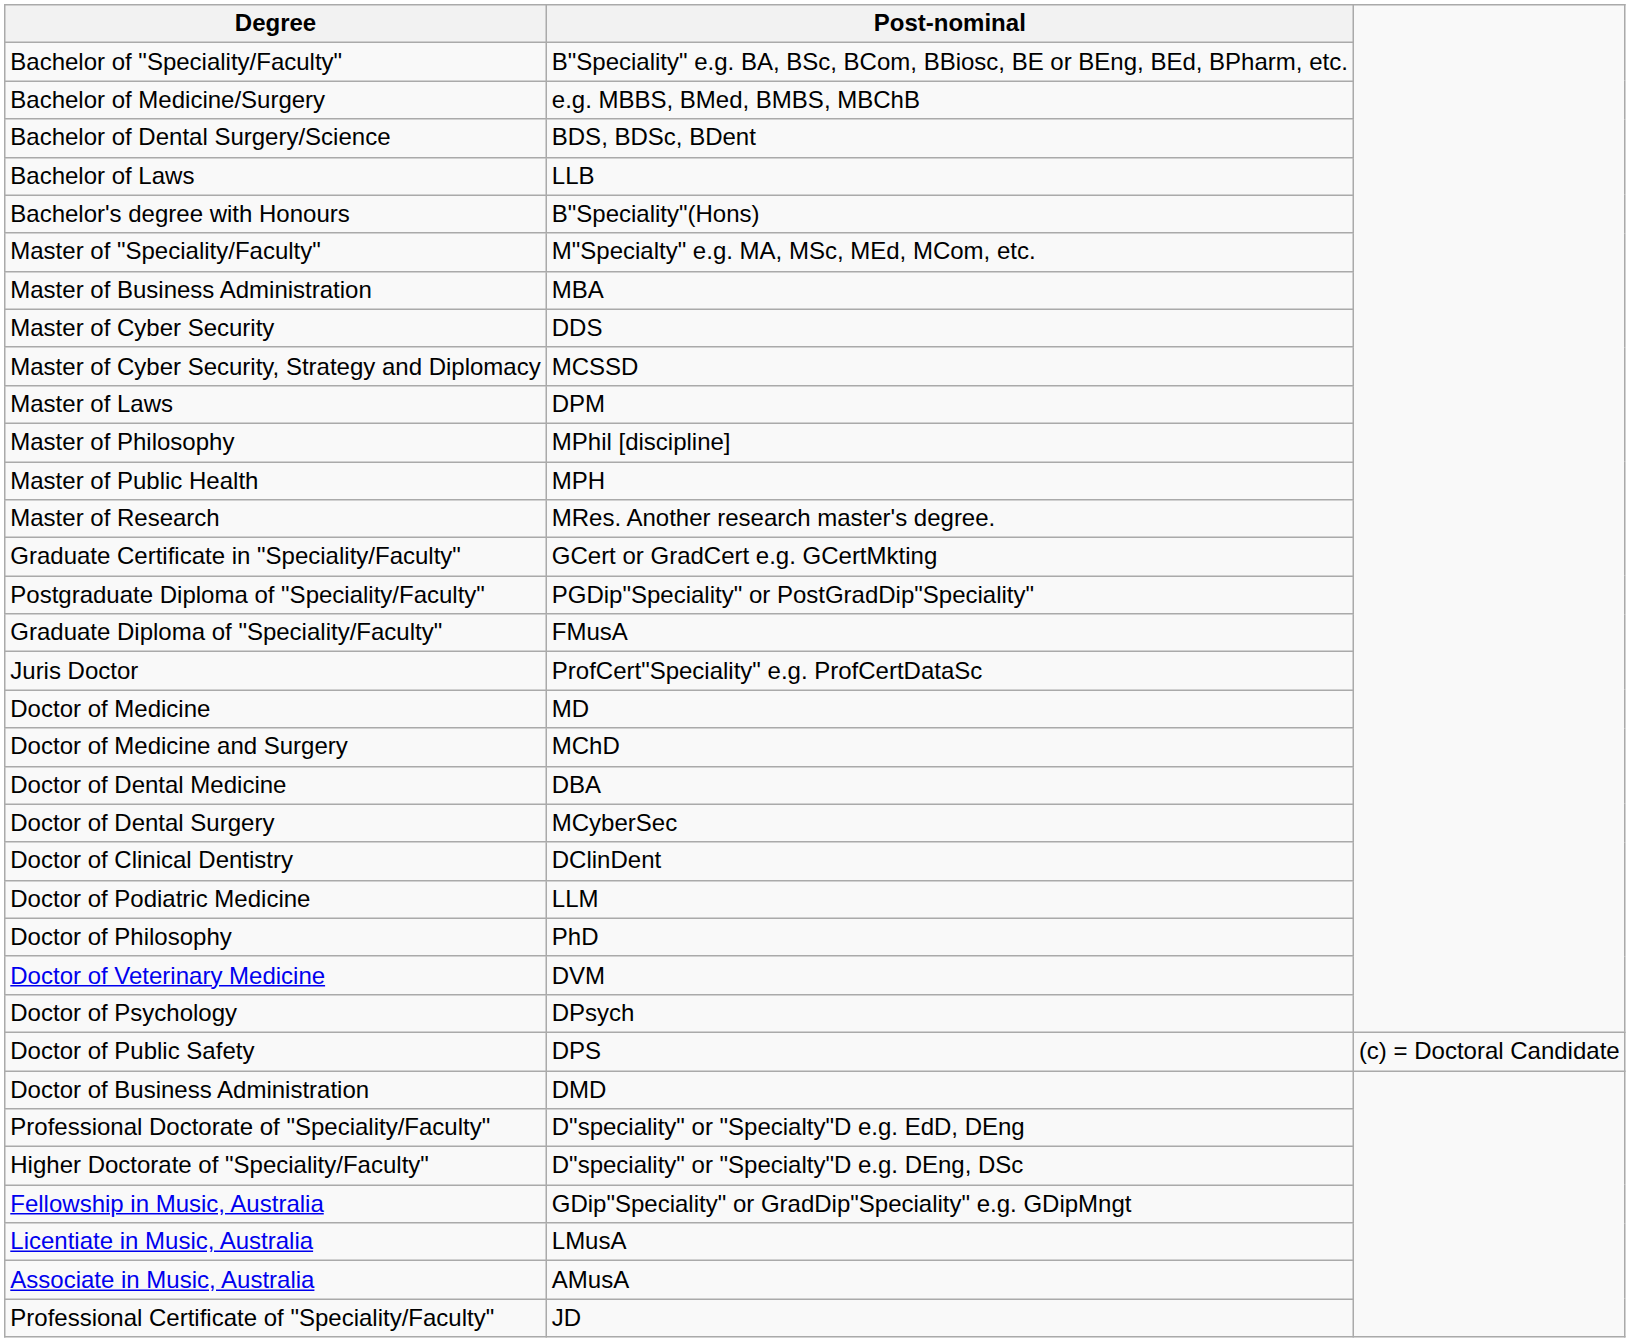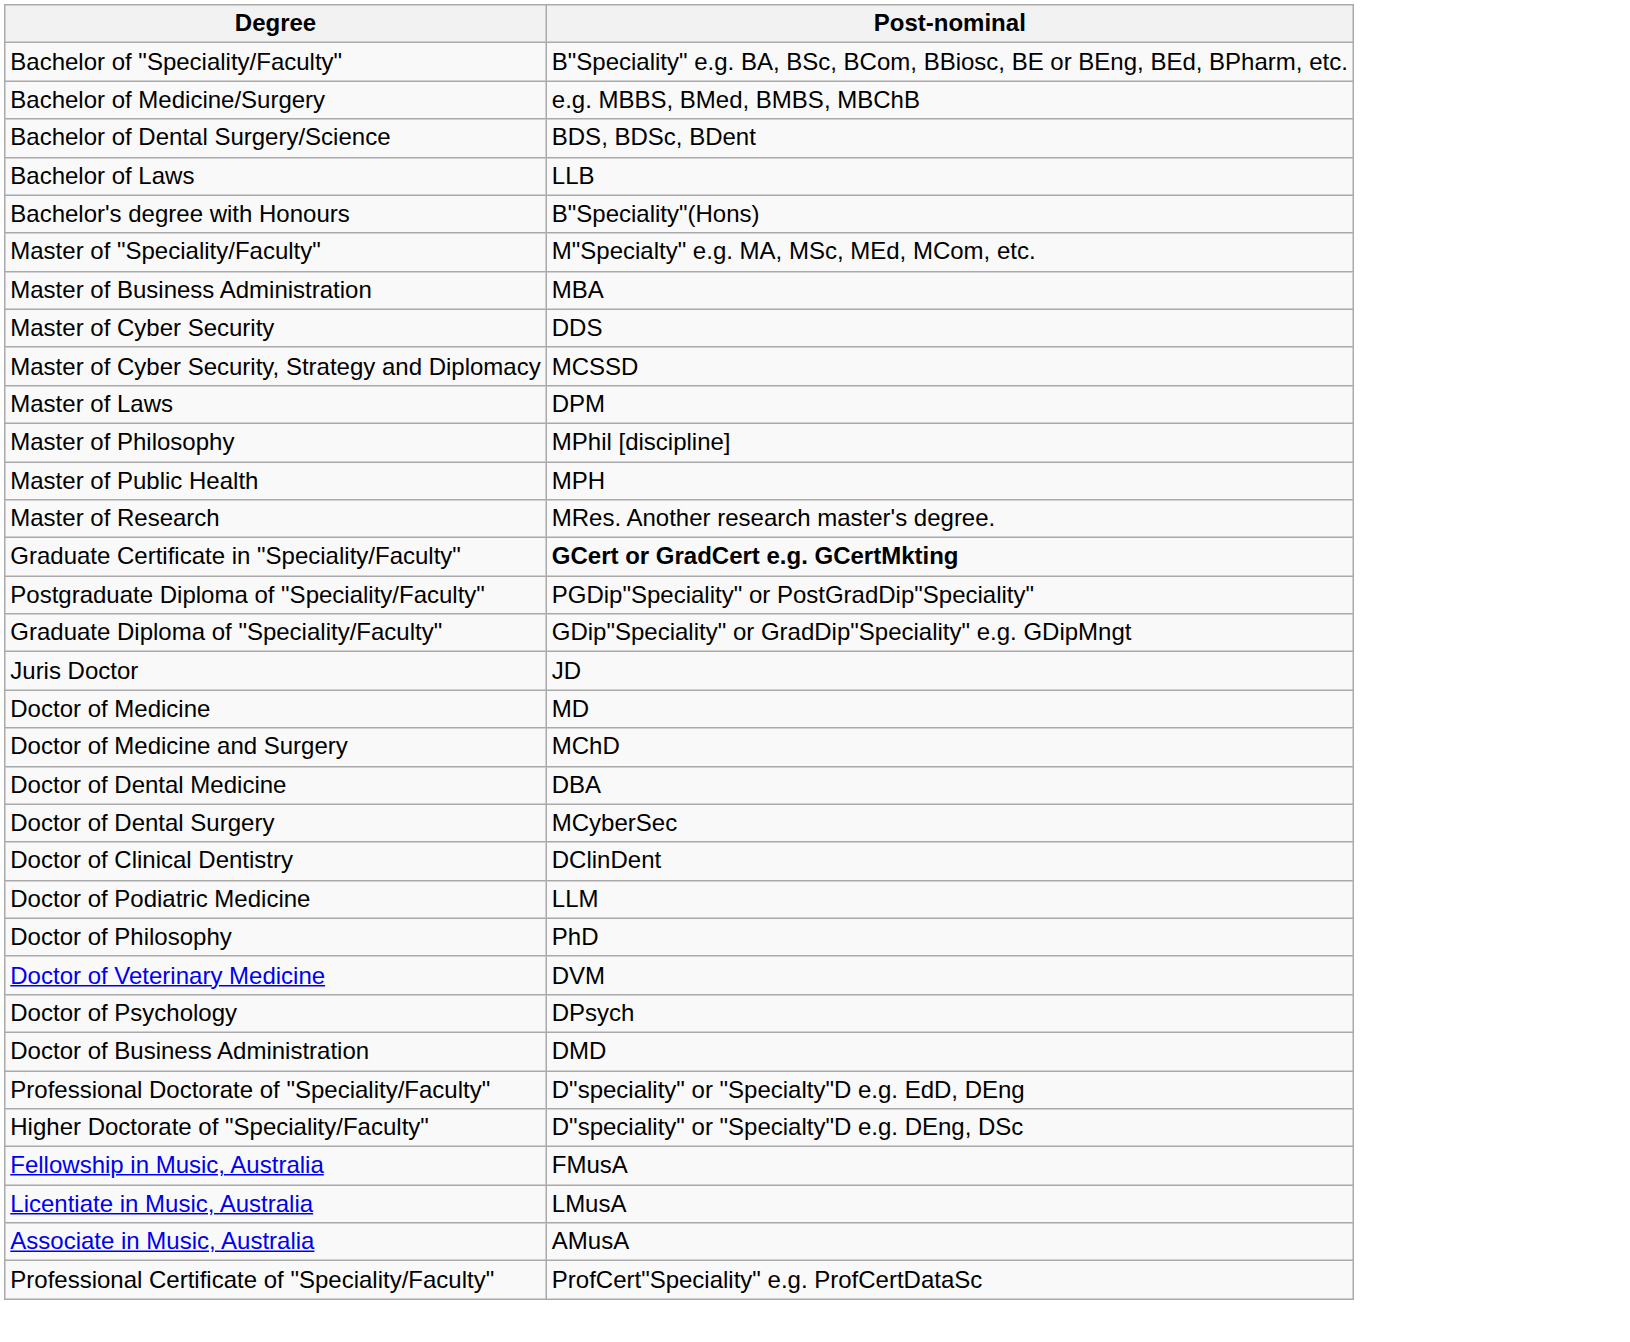(745, 556) normal -> (755, 556) bold
(590, 632) FMusA -> (842, 632) GDip"Speciality" or GradDip"Speciality" e.g. GDipMngt
(767, 670) ProfCert"Speciality" e.g. ProfCertDataSc -> (566, 670) JD
- row: (132, 1051)
(842, 1203) GDip"Speciality" or GradDip"Speciality" e.g. GDipMngt -> (590, 1165) FMusA
(566, 1317) JD -> (767, 1279) ProfCert"Speciality" e.g. ProfCertDataSc
